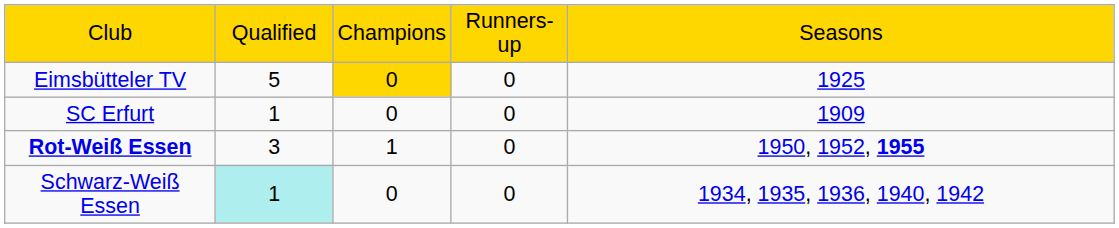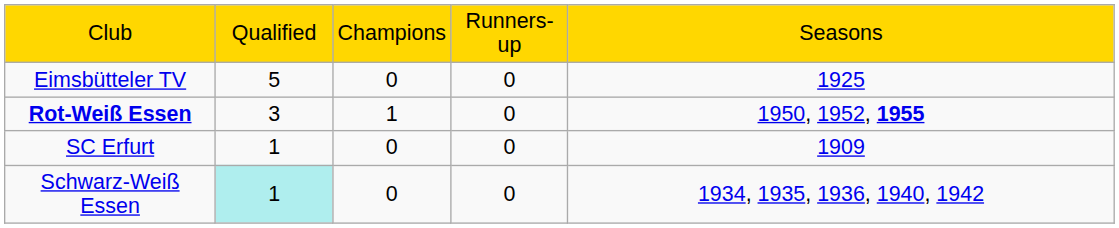(392, 79) gold background -> (392, 79) no background
rows swapped: (110, 113) <-> (110, 147)
